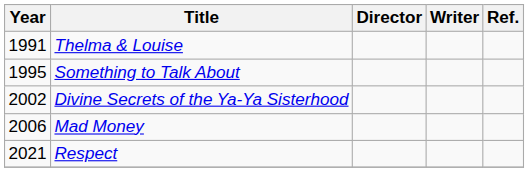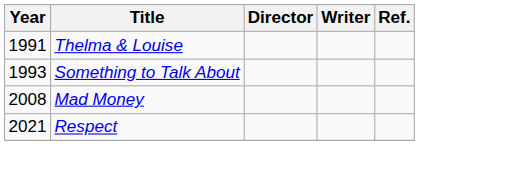(28, 72) 1995 -> (28, 72) 1993
- row: (201, 99)
(28, 126) 2006 -> (28, 99) 2008
